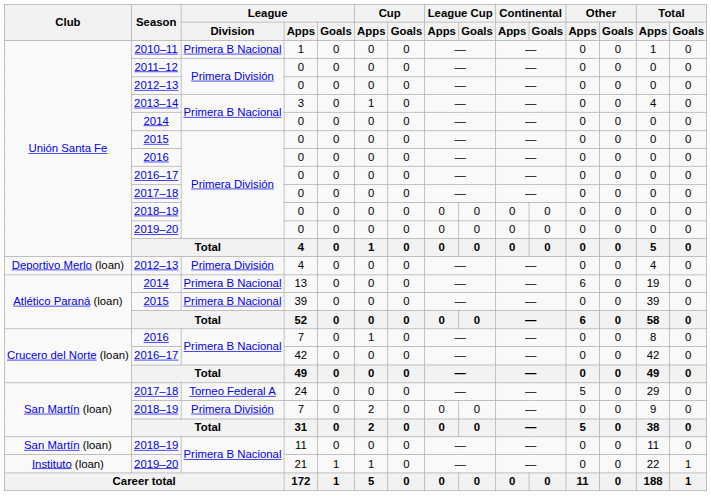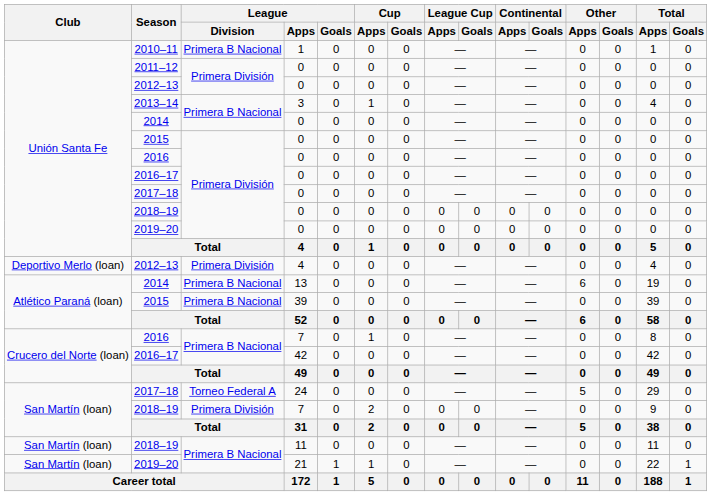(68, 463) Instituto (loan) -> (68, 463) San Martín (loan)
